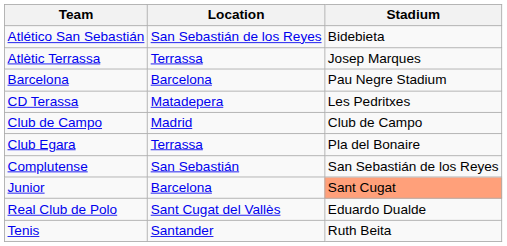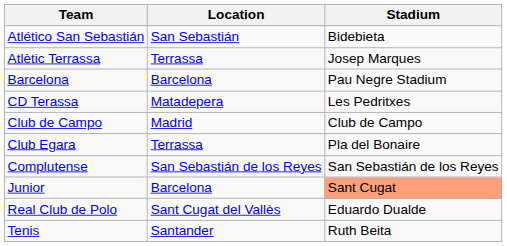(236, 36) San Sebastián de los Reyes -> (195, 36) San Sebastián
(195, 166) San Sebastián -> (236, 166) San Sebastián de los Reyes
